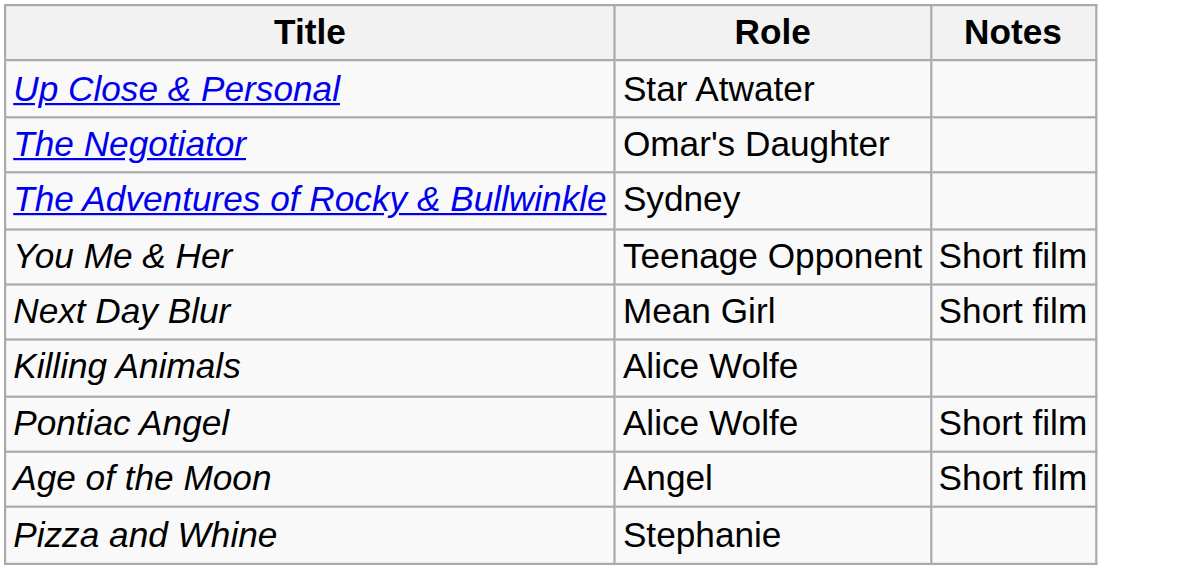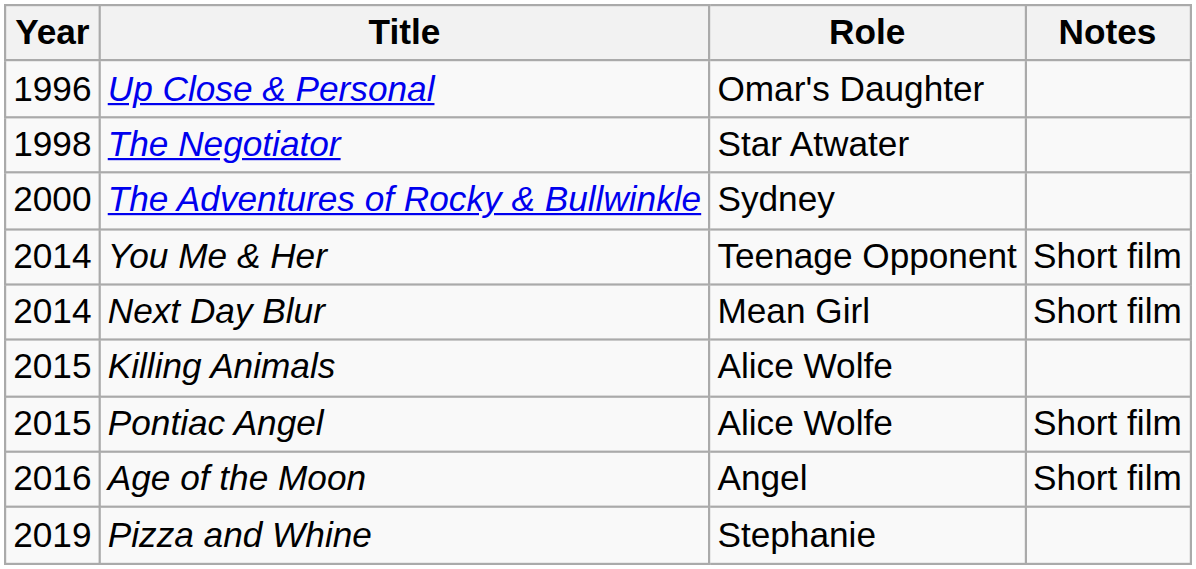+ column: (52, 32)
(719, 88) Star Atwater -> (851, 88) Omar's Daughter
(756, 144) Omar's Daughter -> (813, 144) Star Atwater
